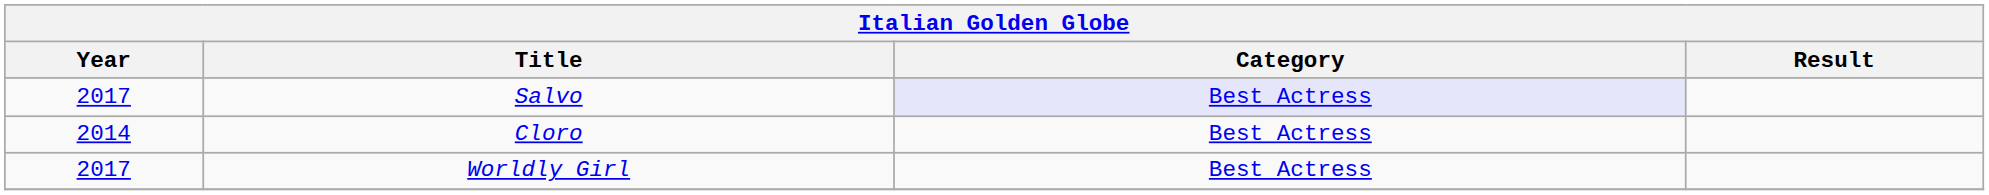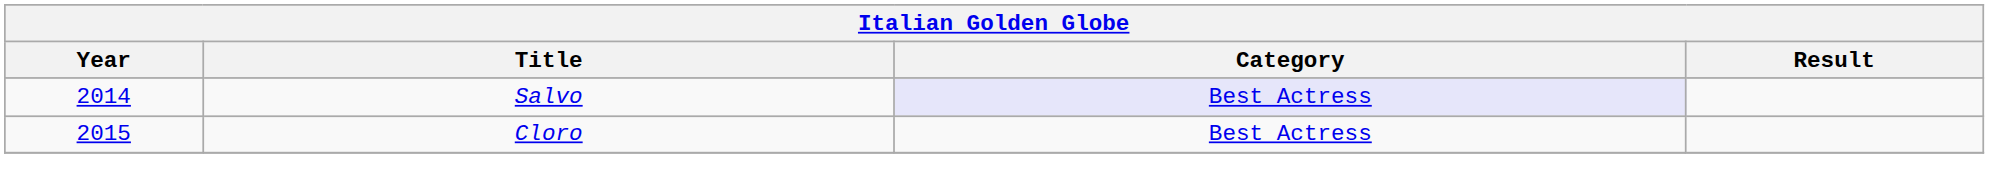(104, 97) 2017 -> (104, 97) 2014
(104, 134) 2014 -> (104, 134) 2015
- row: (549, 171)
